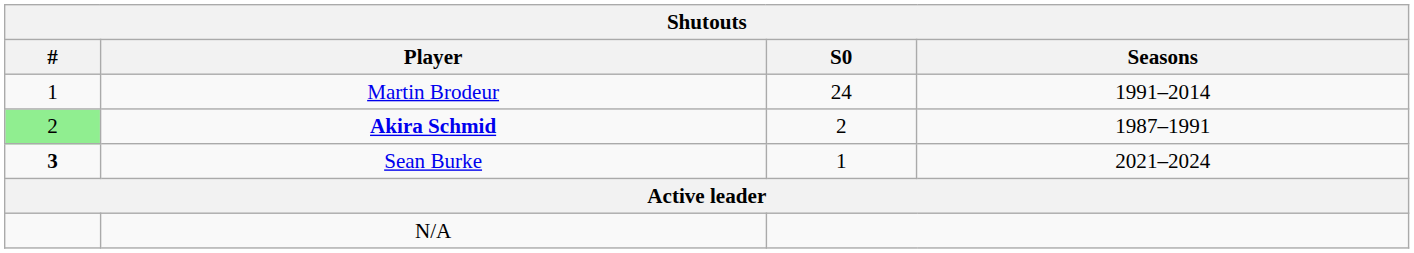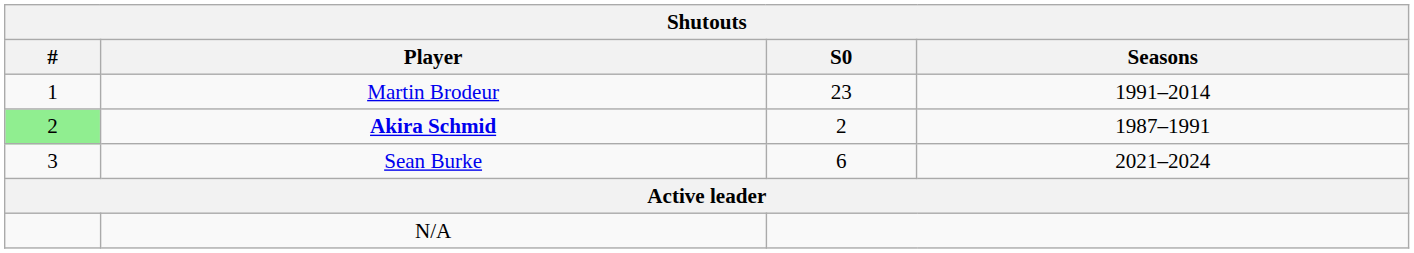(841, 91) 24 -> (841, 91) 23
(53, 161) bold -> (53, 161) normal
(841, 161) 1 -> (841, 161) 6
